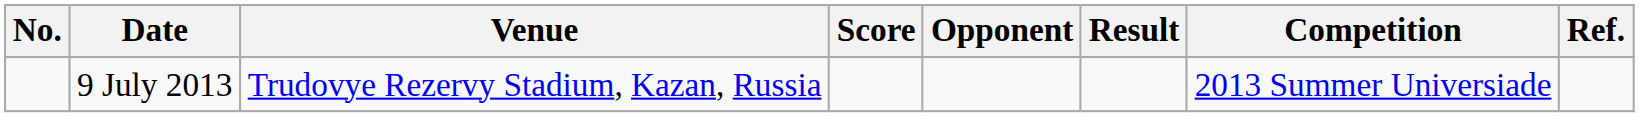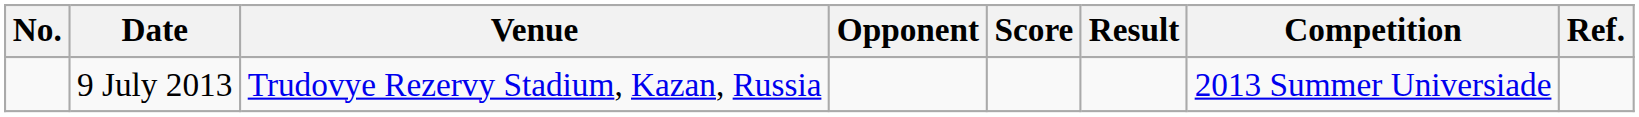columns swapped: (1002, 30) <-> (876, 30)
